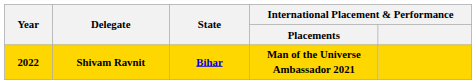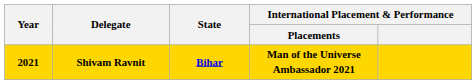(28, 62) 2022 -> (28, 62) 2021
